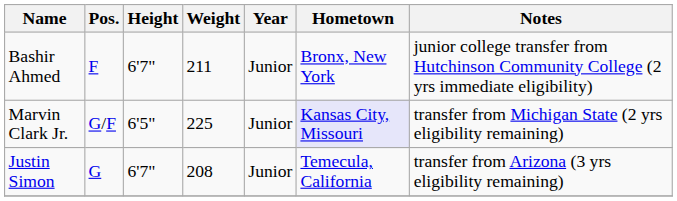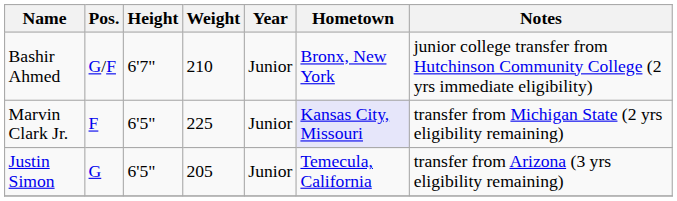(93, 66) F -> (102, 66) G/F
(199, 66) 211 -> (200, 66) 210
(102, 123) G/F -> (93, 123) F
(141, 171) 6'7" -> (141, 171) 6'5"
(200, 171) 208 -> (200, 171) 205
